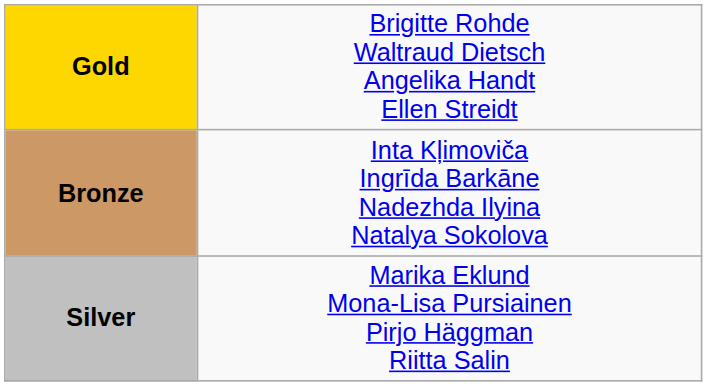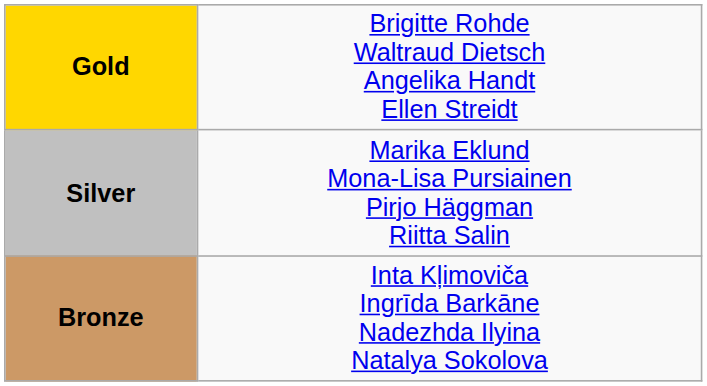rows swapped: (101, 318) <-> (101, 192)
